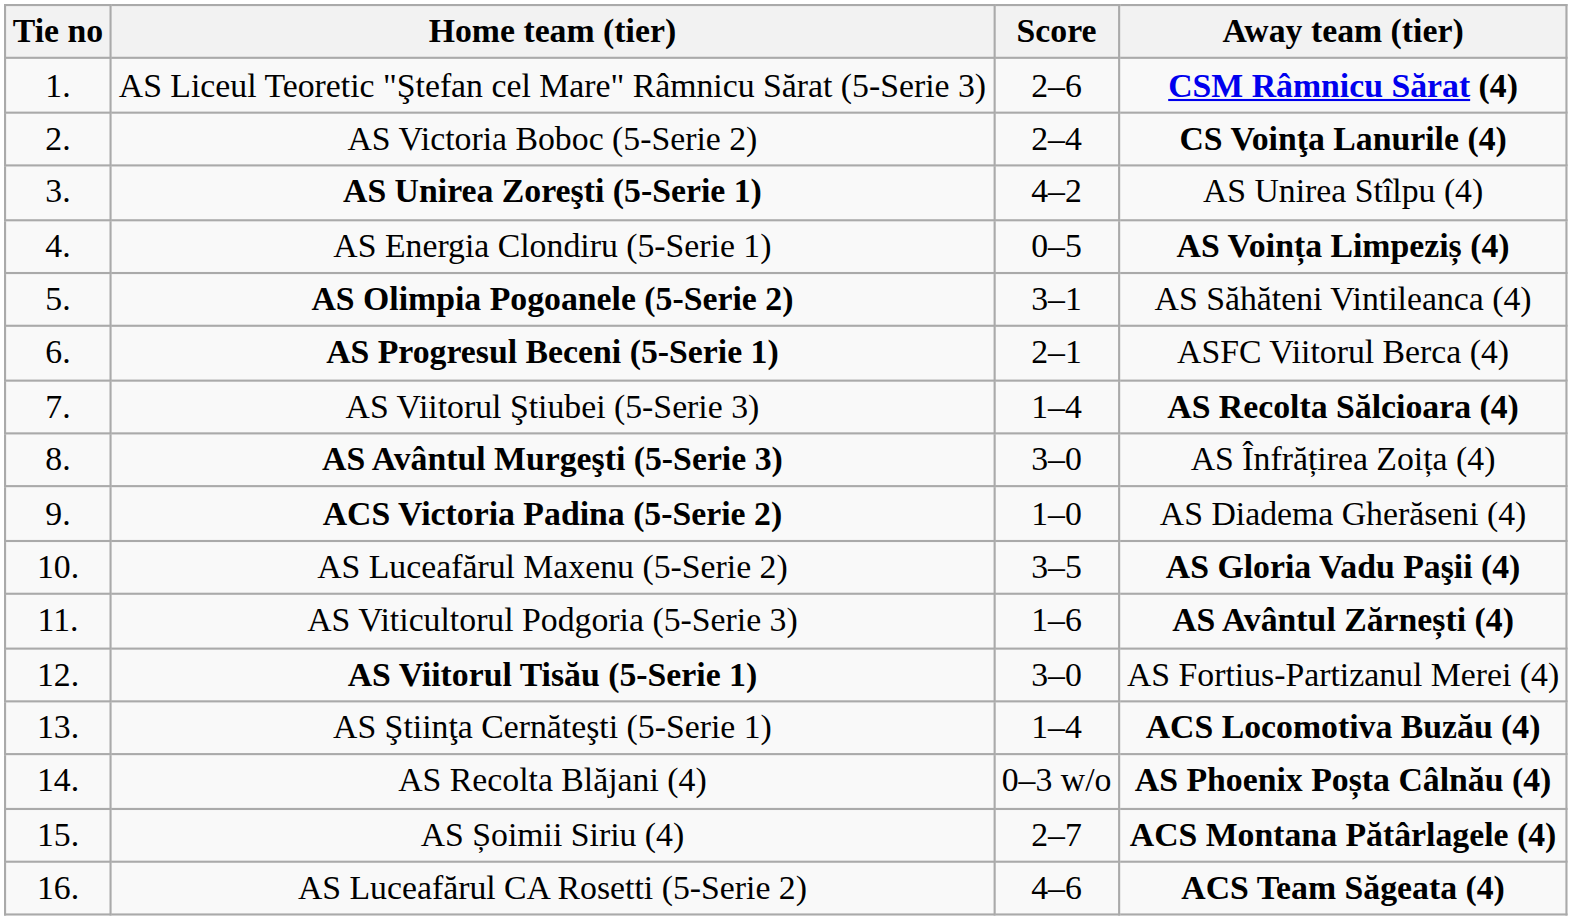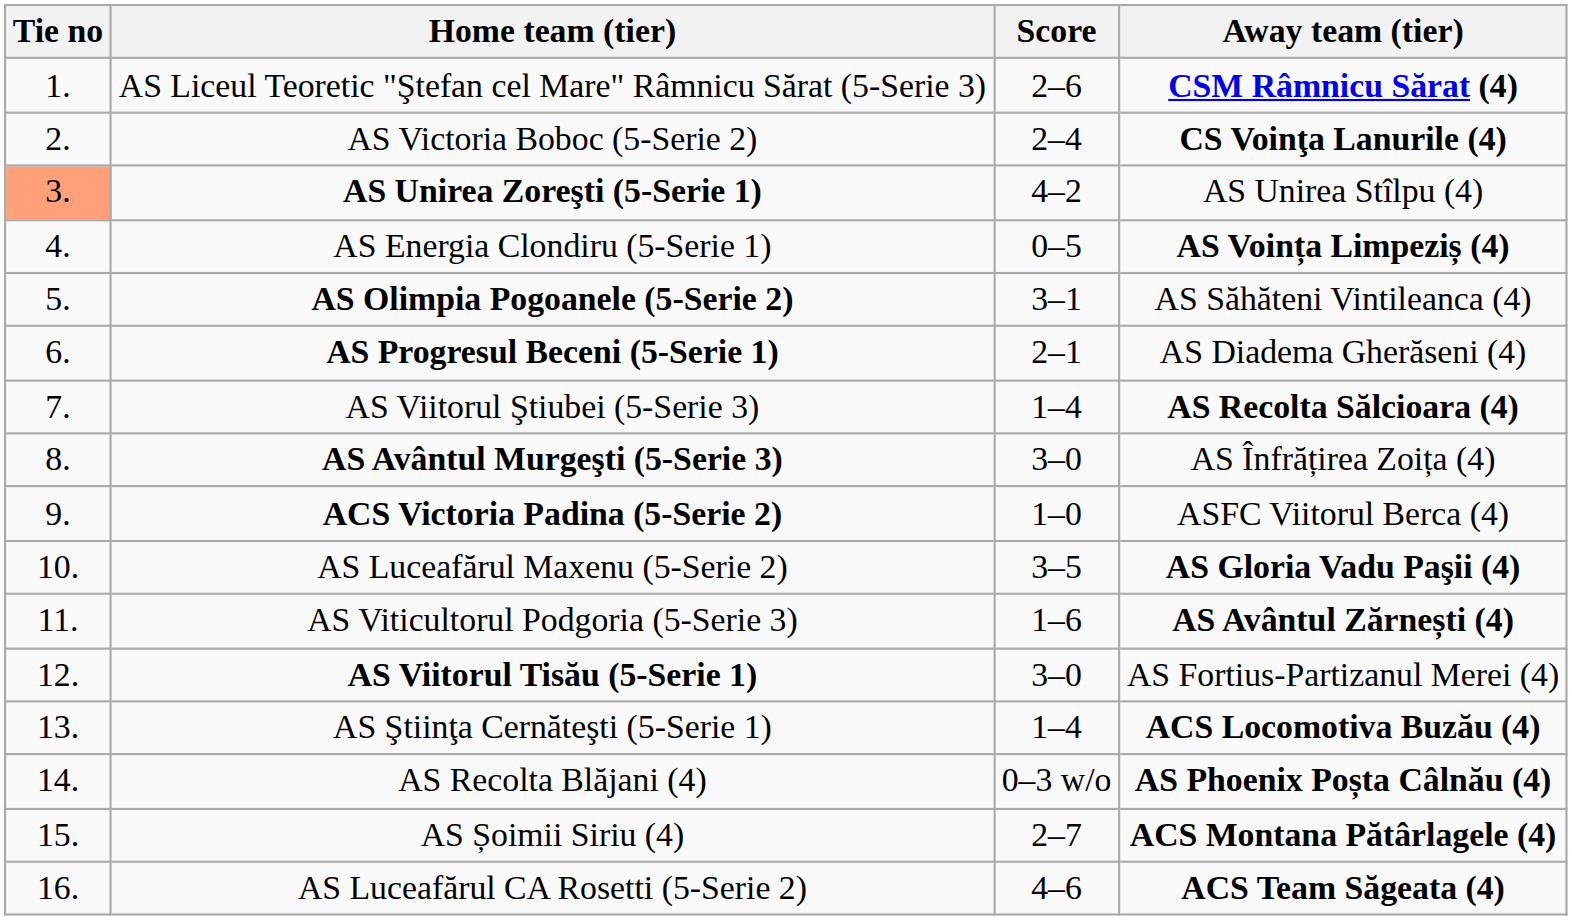(58, 191) no background -> (58, 191) lightsalmon background
(1343, 352) ASFC Viitorul Berca (4) -> (1343, 352) AS Diadema Gherăseni (4)
(1343, 513) AS Diadema Gherăseni (4) -> (1343, 513) ASFC Viitorul Berca (4)
